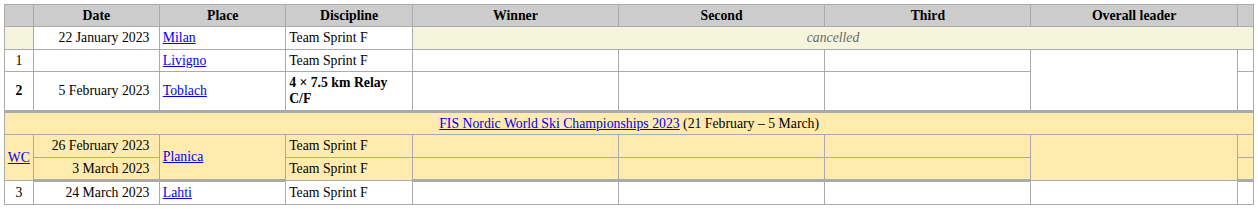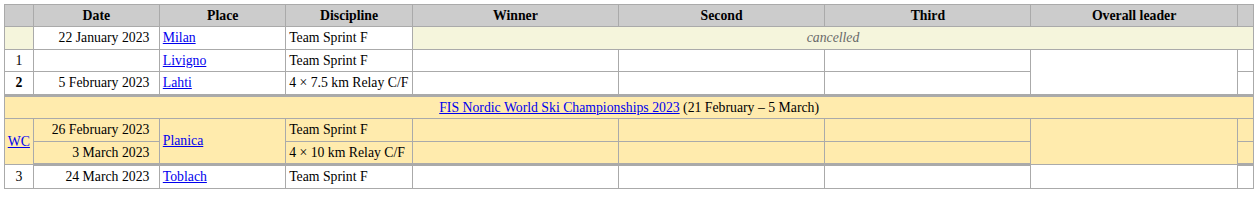(185, 90) Toblach -> (177, 82) Lahti
(338, 90) bold -> (349, 82) normal
(328, 168) Team Sprint F -> (347, 152) 4 × 10 km Relay C/F
(177, 192) Lahti -> (185, 176) Toblach
